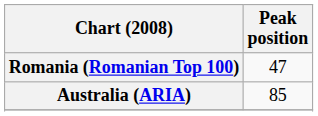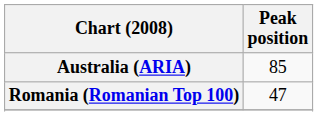rows swapped: (124, 95) <-> (124, 67)
